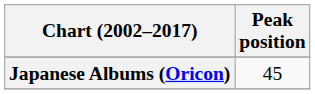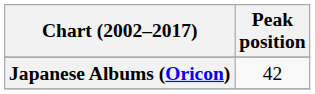(272, 72) 45 -> (272, 72) 42
